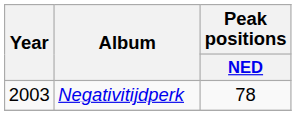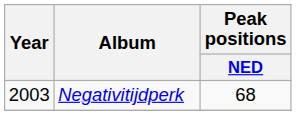(246, 95) 78 -> (246, 95) 68
